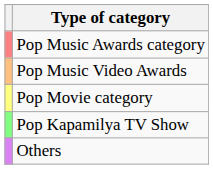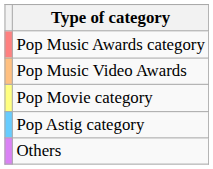- row: (103, 124)
+ row: (80, 124)
